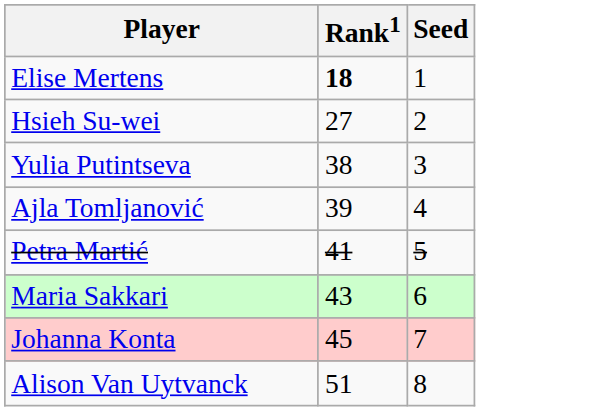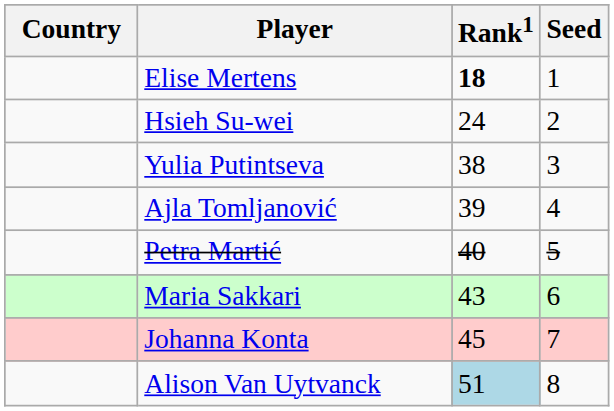+ column: (71, 30)
(339, 121) 27 -> (472, 121) 24
(339, 251) 41 -> (472, 251) 40
(339, 382) no background -> (472, 382) lightblue background
